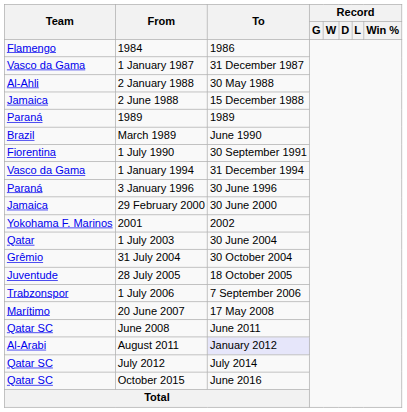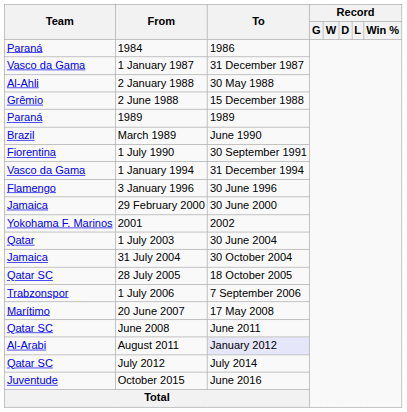(31, 48) Flamengo -> (25, 48) Paraná
(27, 100) Jamaica -> (25, 100) Grêmio
(25, 188) Paraná -> (31, 188) Flamengo
(25, 258) Grêmio -> (27, 258) Jamaica
(32, 275) Juventude -> (30, 275) Qatar SC
(30, 380) Qatar SC -> (32, 380) Juventude
